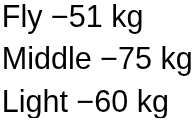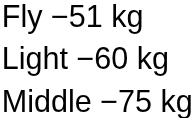rows swapped: (85, 101) <-> (97, 59)
